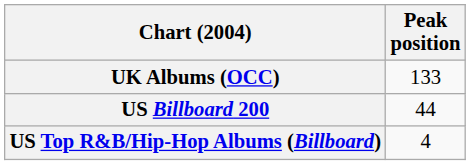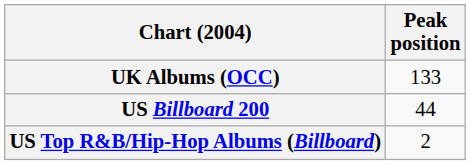(426, 142) 4 -> (426, 142) 2
